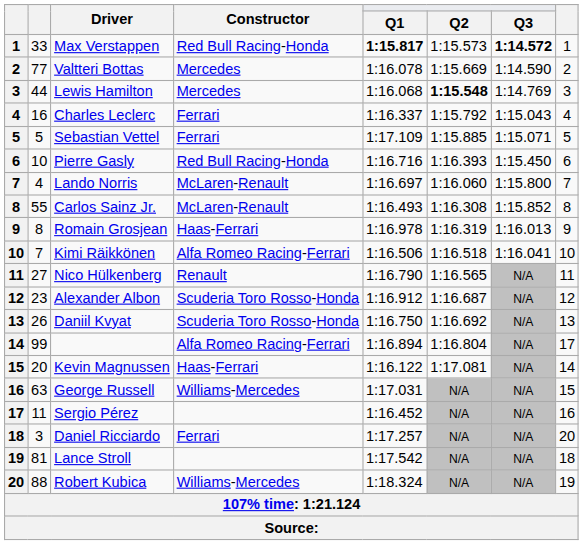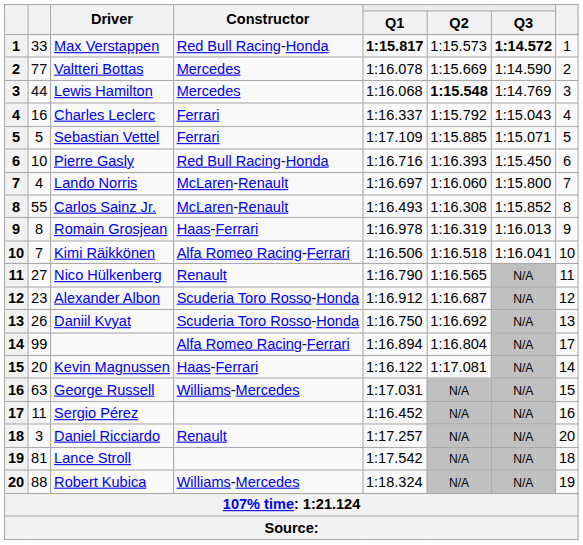(198, 435) Ferrari -> (202, 435) Renault
